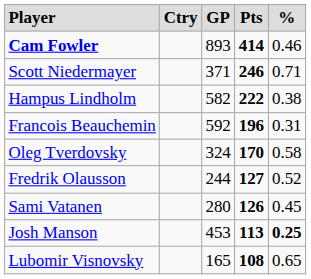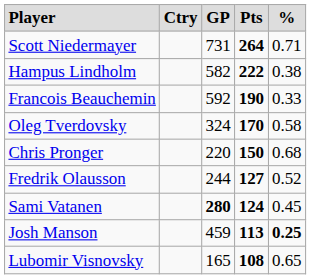- row: (53, 44)
(218, 71) 371 -> (218, 44) 731
(251, 71) 246 -> (251, 44) 264
(251, 125) 196 -> (251, 98) 190
(287, 125) 0.31 -> (287, 98) 0.33
+ row: (56, 152)
(218, 206) normal -> (218, 206) bold
(251, 206) 126 -> (251, 206) 124
(218, 233) 453 -> (218, 233) 459
